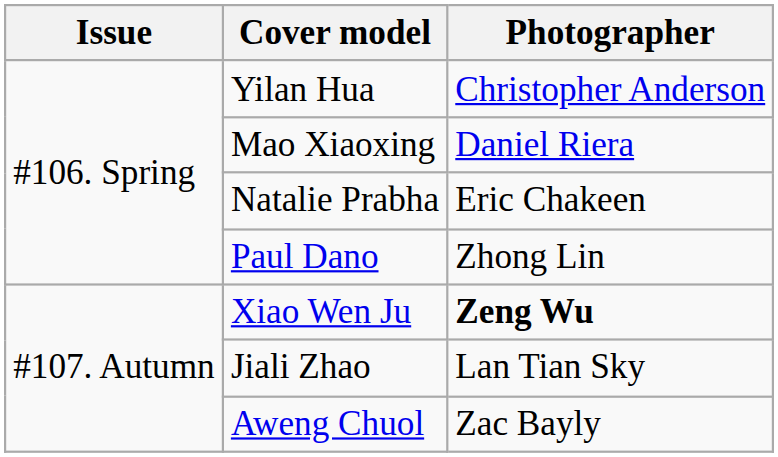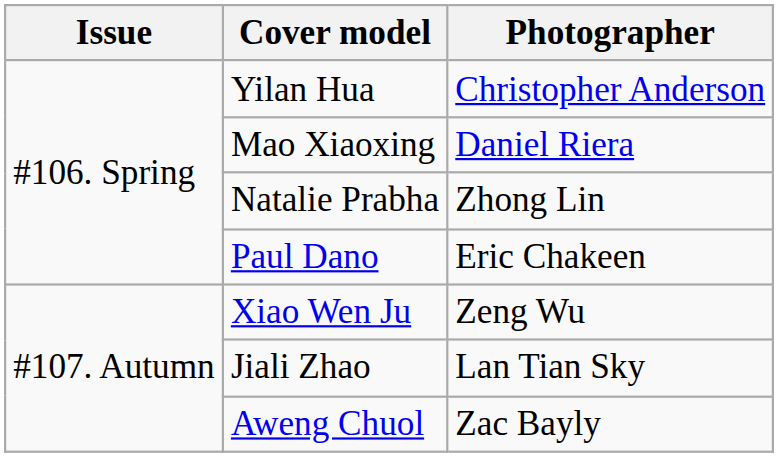(551, 199) Eric Chakeen -> (530, 199) Zhong Lin
(530, 255) Zhong Lin -> (551, 255) Eric Chakeen
(525, 311) bold -> (520, 311) normal
